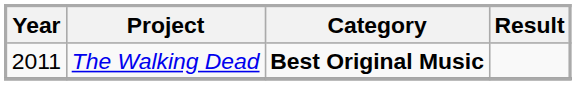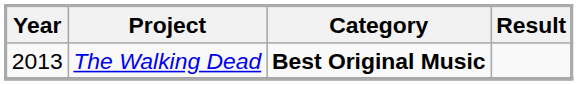(36, 61) 2011 -> (37, 61) 2013
